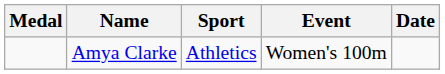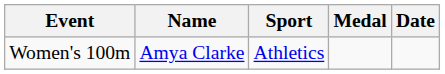columns swapped: (36, 20) <-> (326, 20)
